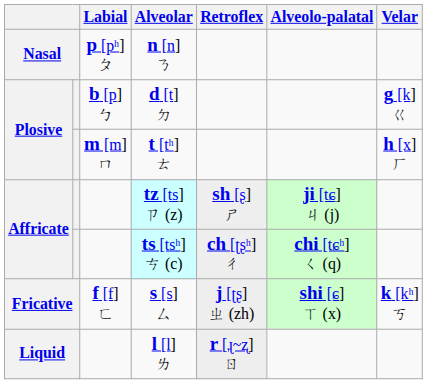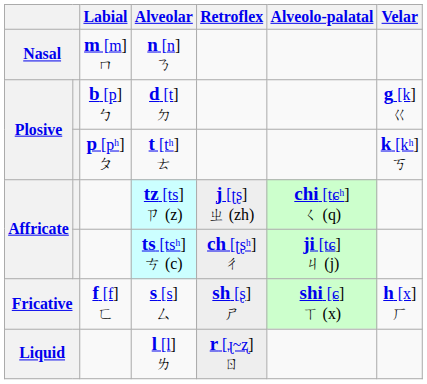(105, 53) p [pʰ] ㄆ -> (105, 53) m [m] ㄇ
(105, 153) m [m] ㄇ -> (105, 153) p [pʰ] ㄆ
(400, 153) h [x] ㄏ -> (400, 153) k [kʰ] ㄎ
(232, 203) sh [ʂ] ㄕ -> (232, 203) j [ʈʂ] ㄓ (zh)
(322, 203) ji [tɕ] ㄐ (j) -> (322, 203) chi [tɕʰ] ㄑ (q)
(322, 253) chi [tɕʰ] ㄑ (q) -> (322, 253) ji [tɕ] ㄐ (j)
(232, 302) j [ʈʂ] ㄓ (zh) -> (232, 302) sh [ʂ] ㄕ
(400, 302) k [kʰ] ㄎ -> (400, 302) h [x] ㄏ
